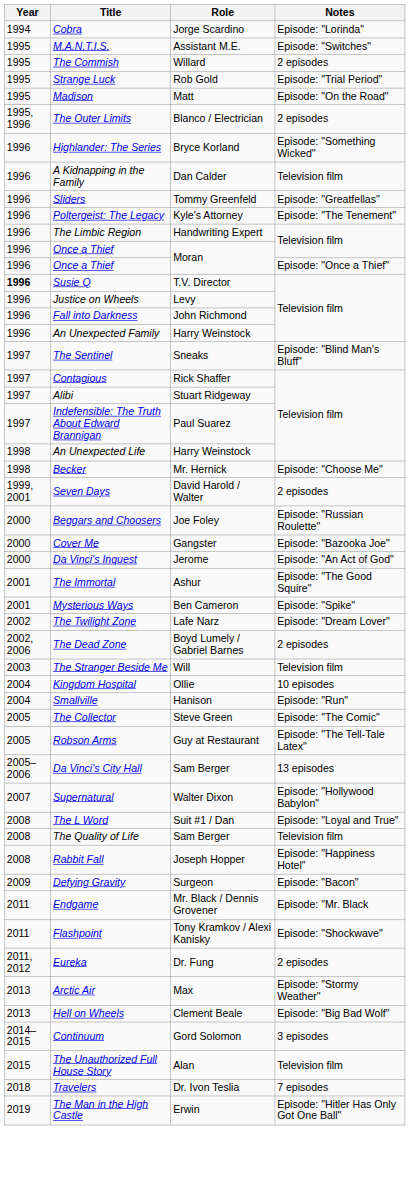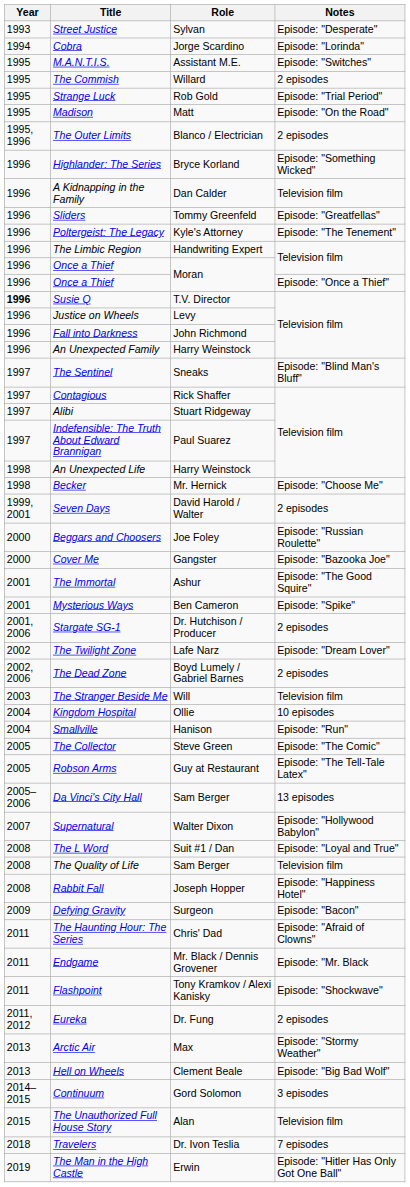+ row: (85, 29)
- row: (95, 560)
+ row: (87, 628)
+ row: (110, 933)
